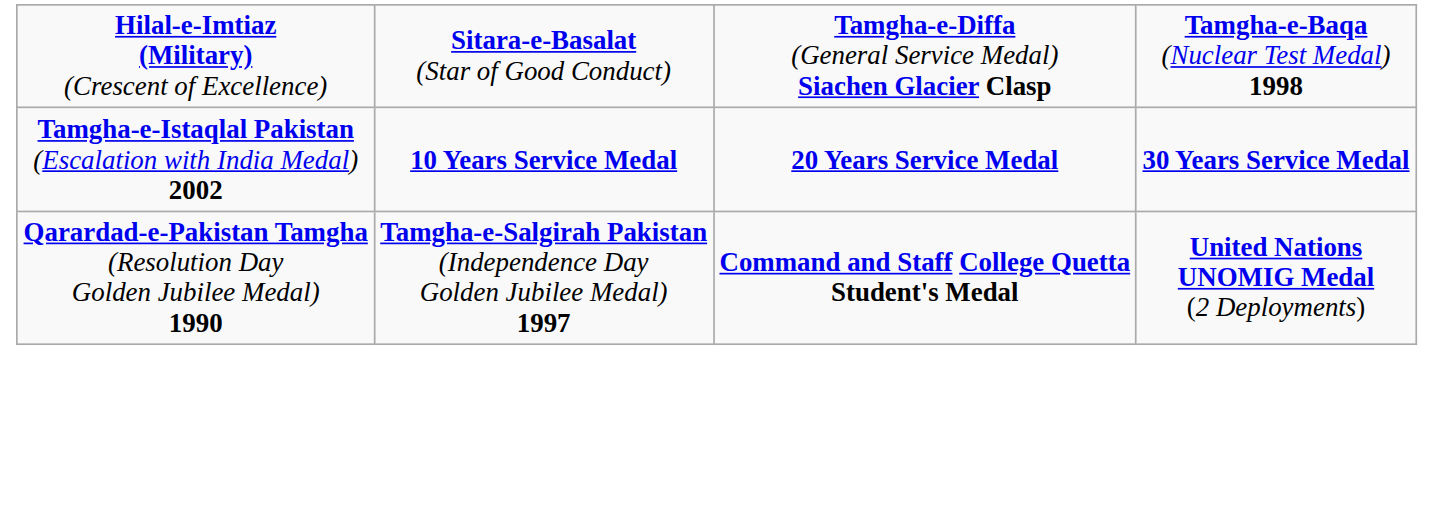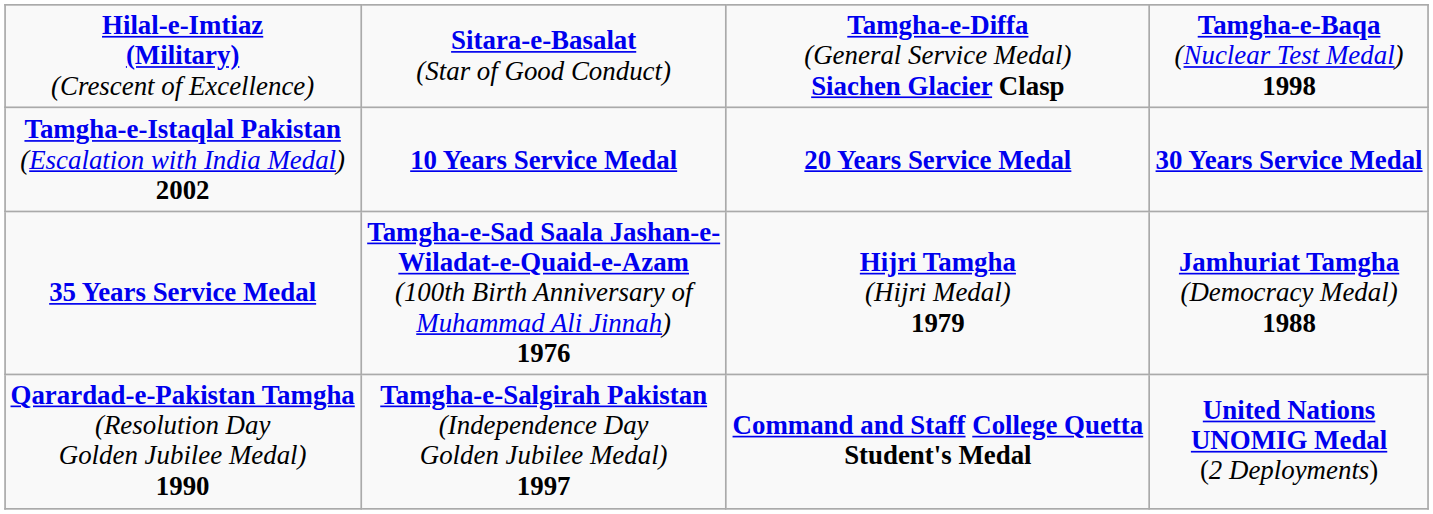+ row: (183, 292)
